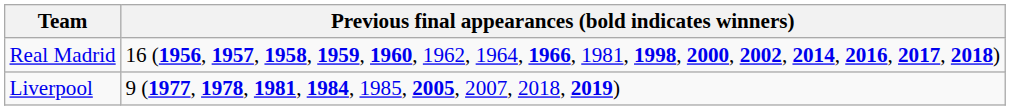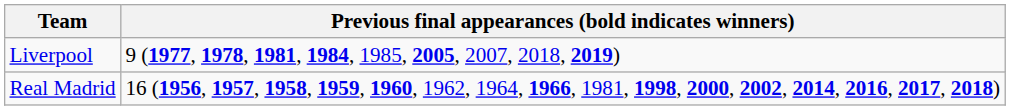rows swapped: (51, 88) <-> (63, 54)
